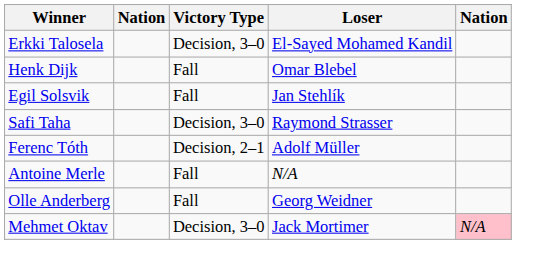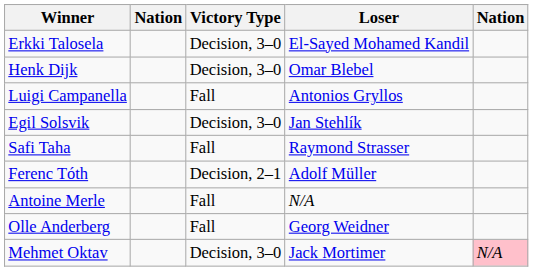(186, 69) Fall -> (235, 69) Decision, 3–0
+ row: (68, 95)
(186, 95) Fall -> (235, 122) Decision, 3–0
(219, 122) Decision, 3–0 -> (202, 148) Fall
